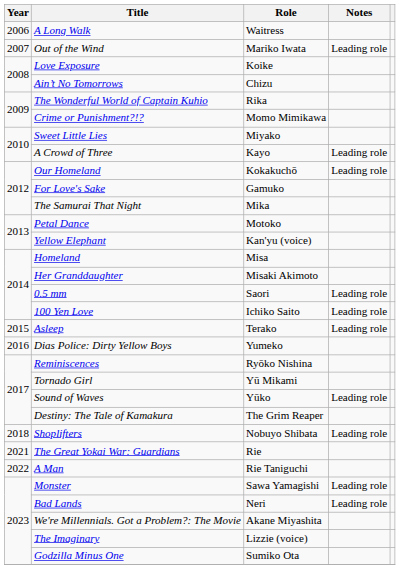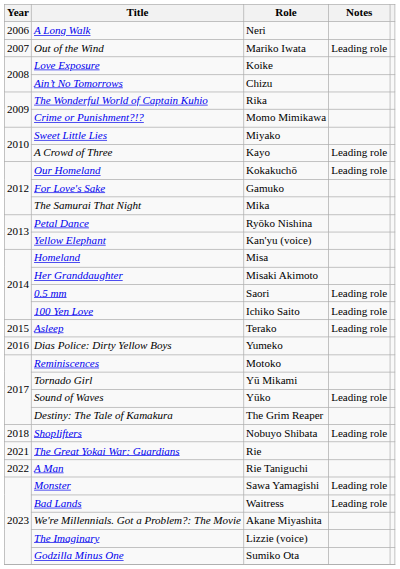(265, 30) Waitress -> (256, 30) Neri
(263, 223) Motoko -> (279, 223) Ryōko Nishina
(279, 363) Ryōko Nishina -> (263, 363) Motoko
(256, 503) Neri -> (265, 503) Waitress
